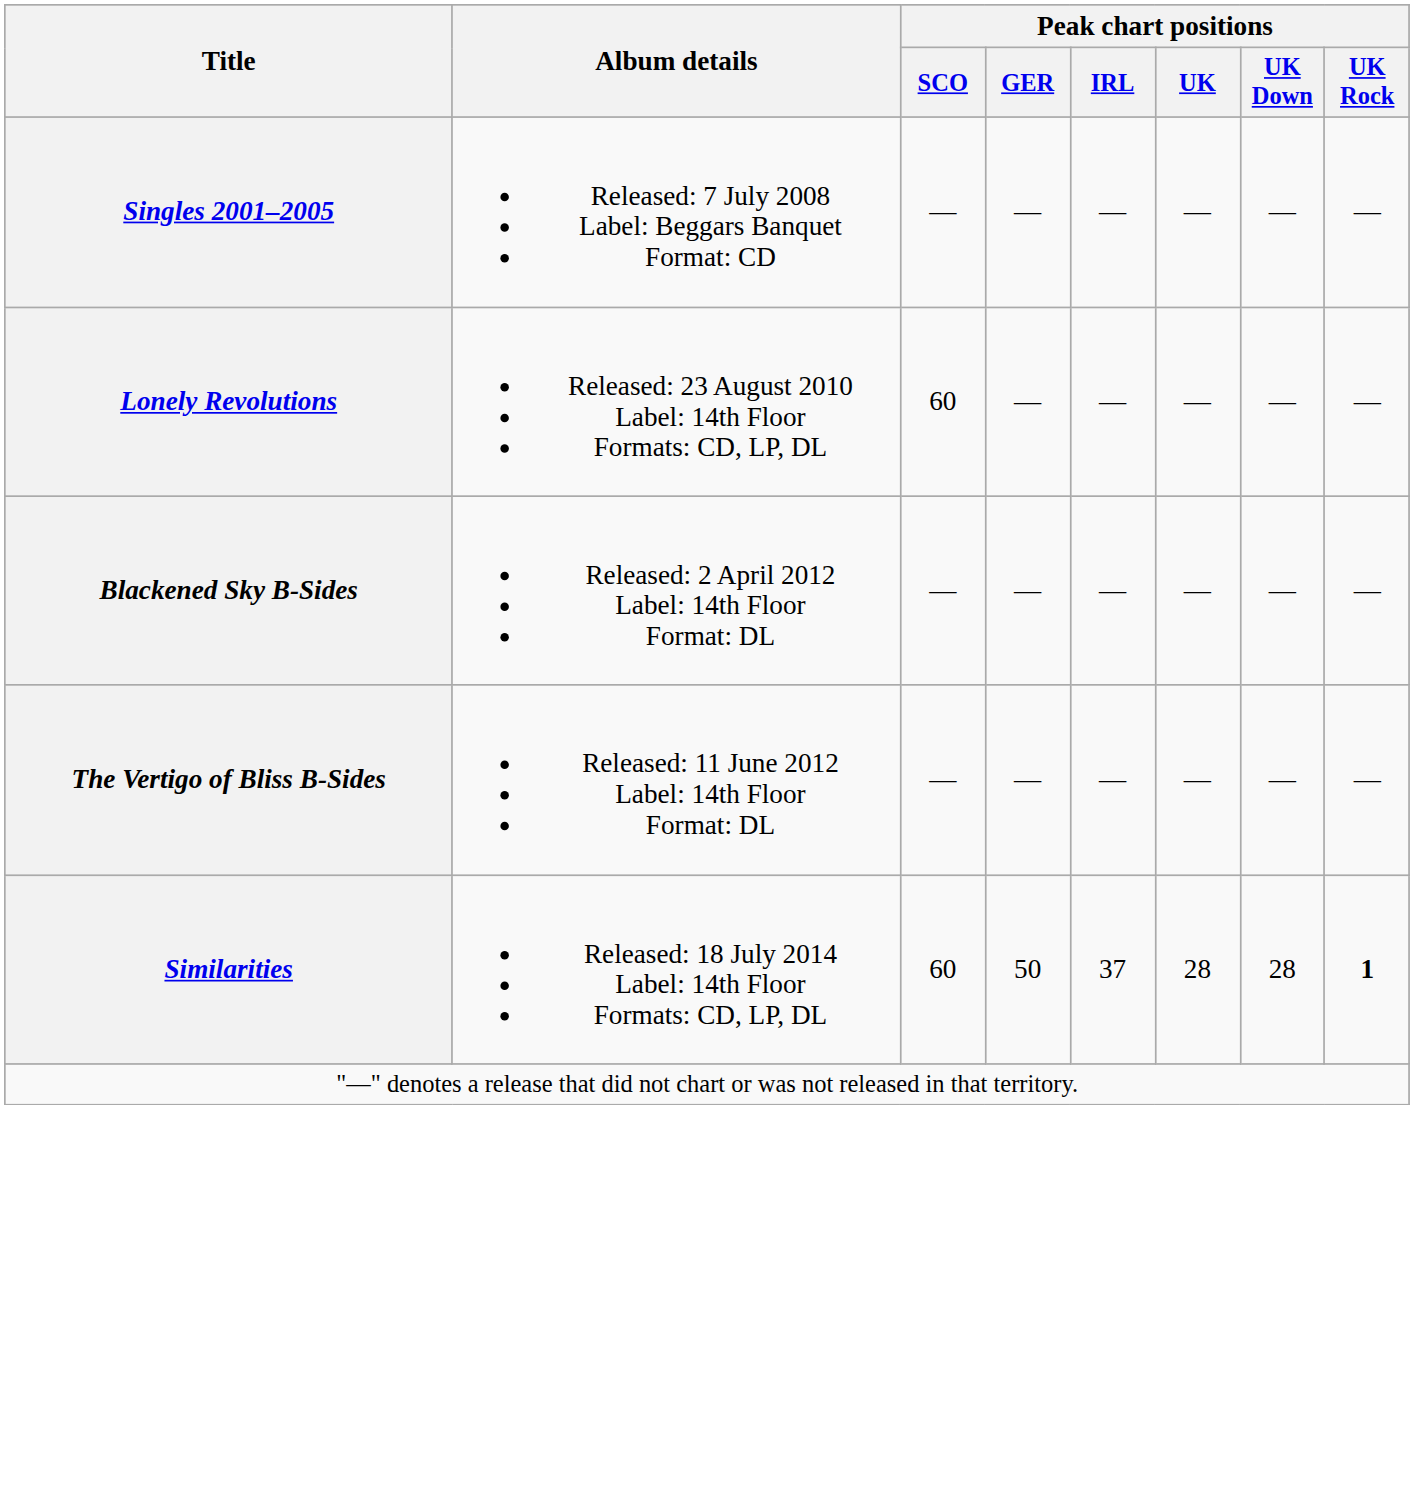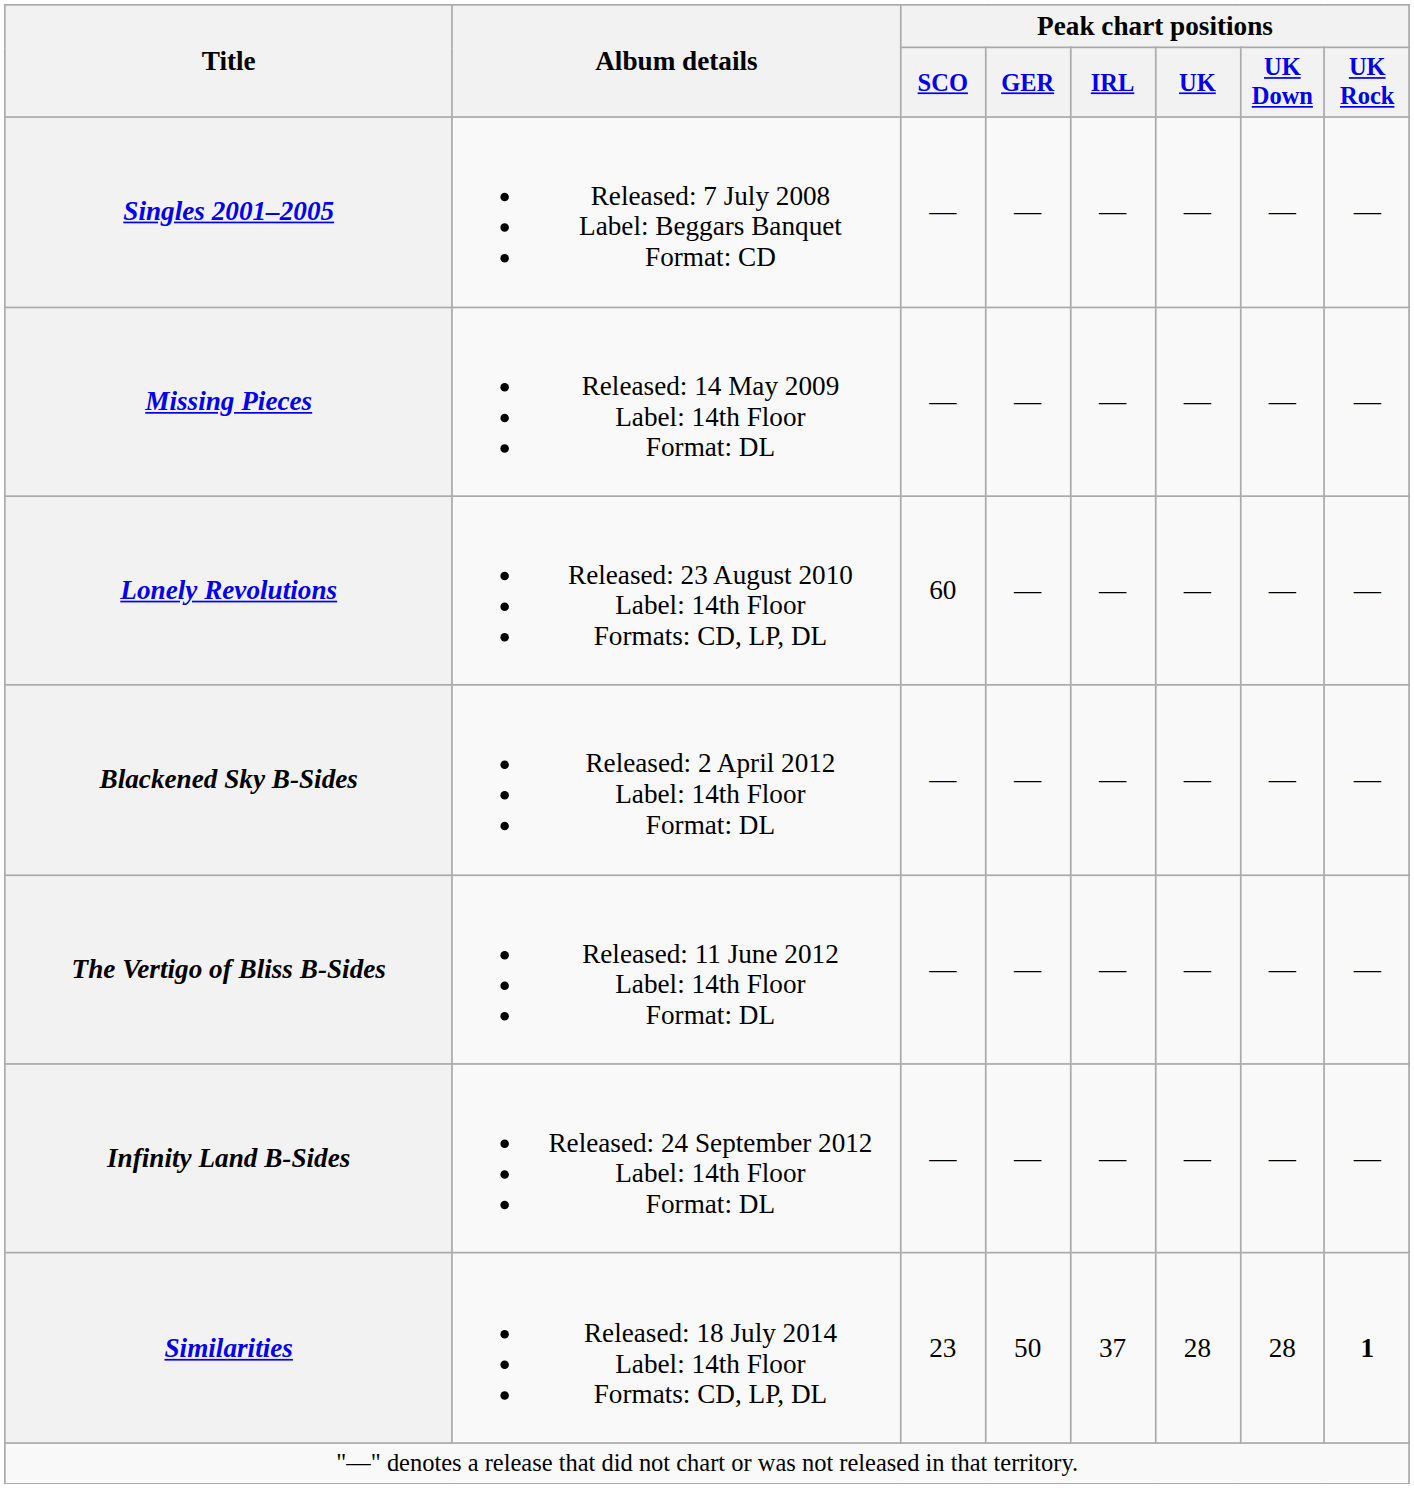+ row: (229, 400)
+ row: (229, 1158)
(943, 968) 60 -> (943, 1347) 23
